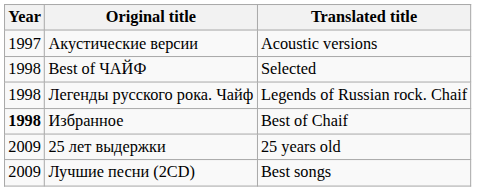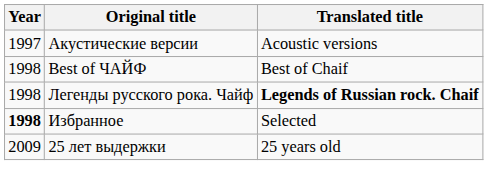(289, 69) Selected -> (304, 69) Best of Chaif
(364, 95) normal -> (370, 95) bold
(304, 120) Best of Chaif -> (289, 120) Selected
- row: (122, 172)
